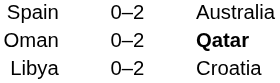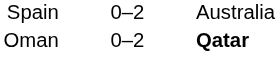- row: (35, 68)
